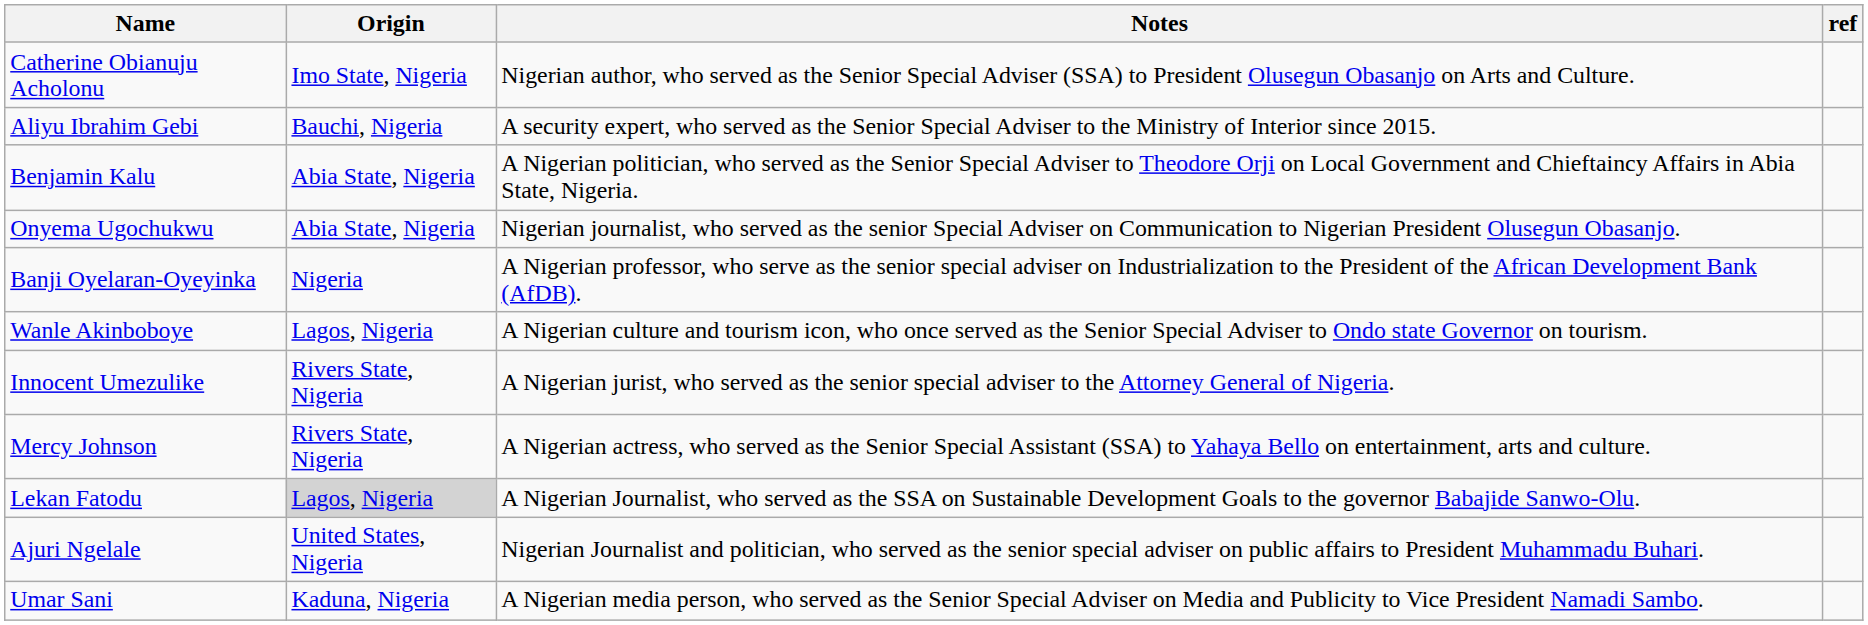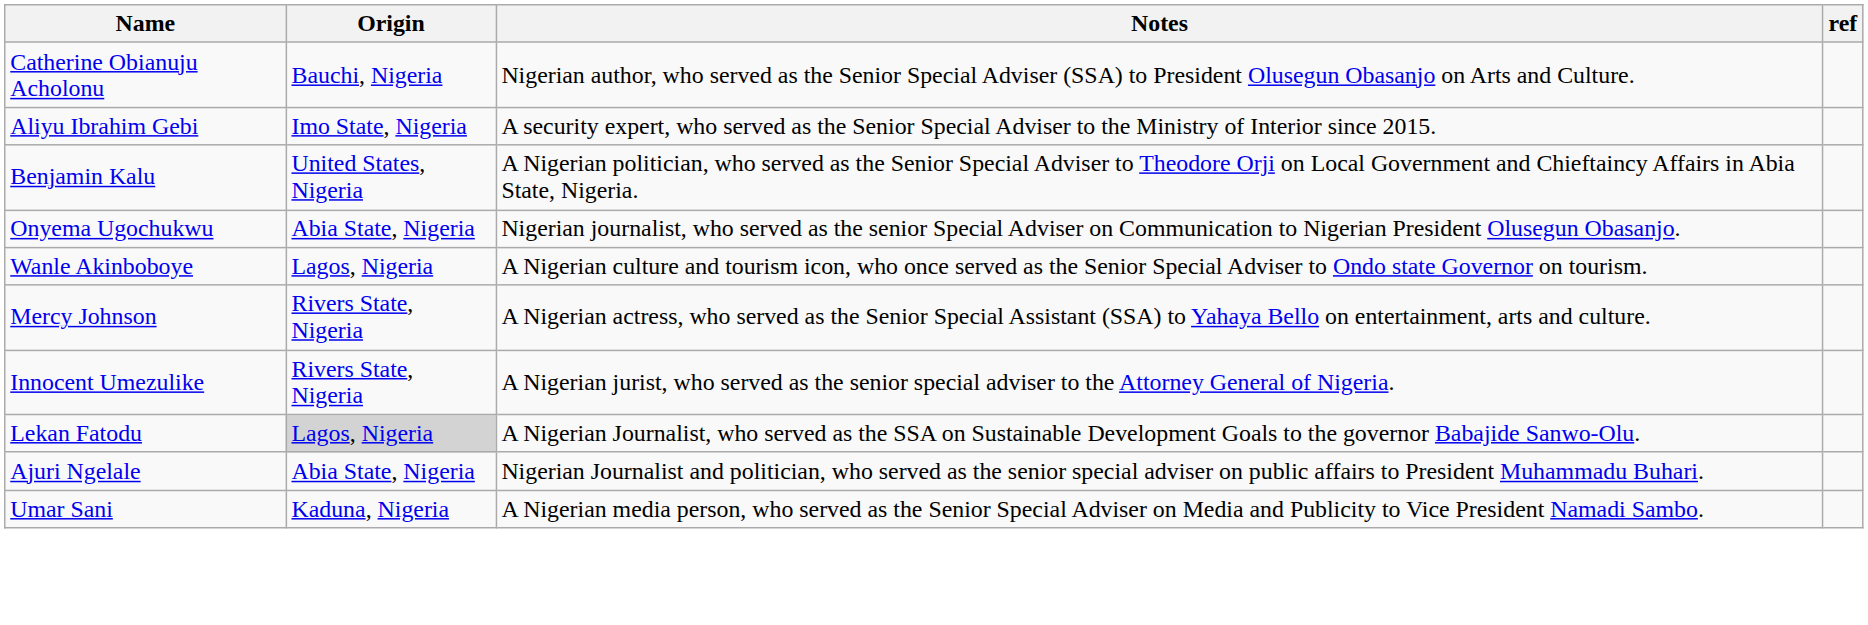(379, 74) Imo State, Nigeria -> (367, 74) Bauchi, Nigeria
(367, 125) Bauchi, Nigeria -> (379, 125) Imo State, Nigeria
(383, 177) Abia State, Nigeria -> (358, 177) United States, Nigeria
- row: (133, 279)
rows swapped: (107, 381) <-> (83, 446)
(358, 549) United States, Nigeria -> (383, 470) Abia State, Nigeria
